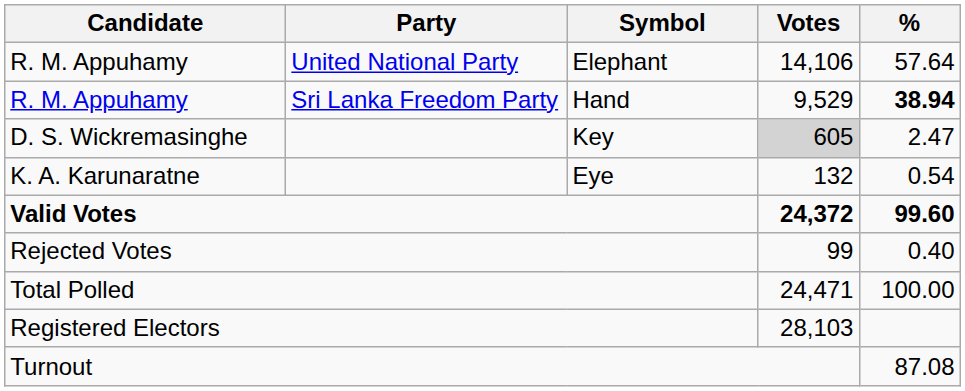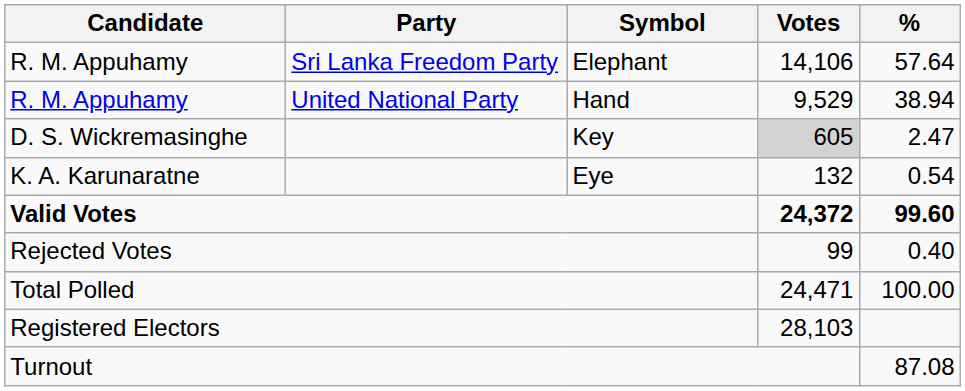(405, 61) United National Party -> (425, 61) Sri Lanka Freedom Party
(425, 99) Sri Lanka Freedom Party -> (405, 99) United National Party
(924, 99) bold -> (924, 99) normal
